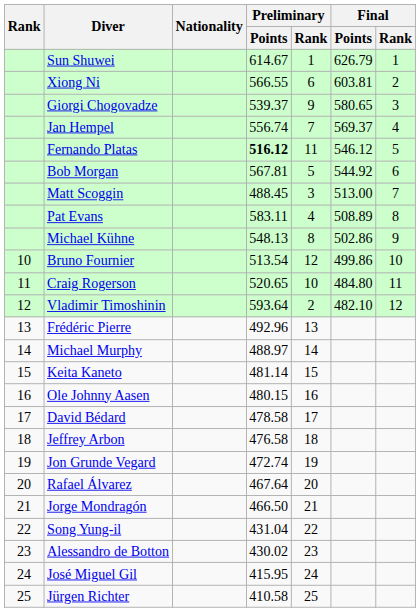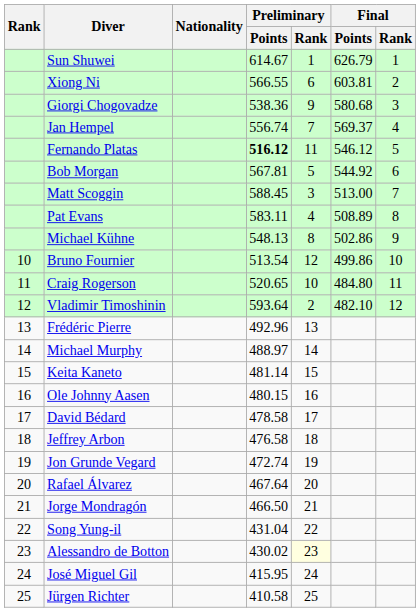(269, 104) 539.37 -> (269, 104) 538.36
(353, 104) 580.65 -> (353, 104) 580.68
(269, 194) 488.45 -> (269, 194) 588.45
(311, 551) no background -> (311, 551) lightyellow background
